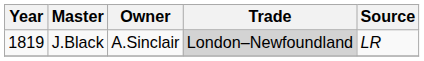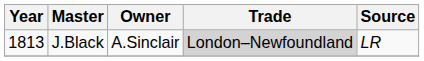(26, 42) 1819 -> (26, 42) 1813
